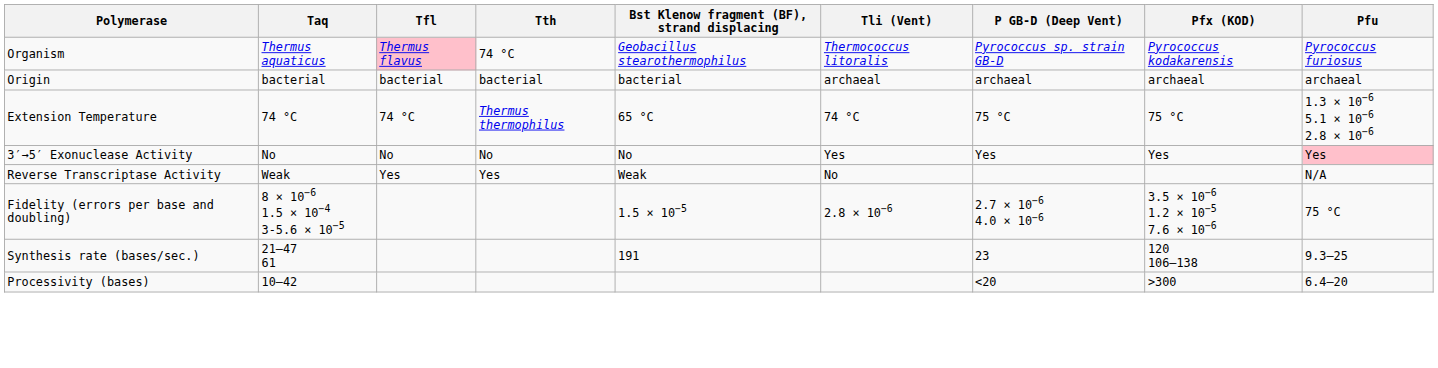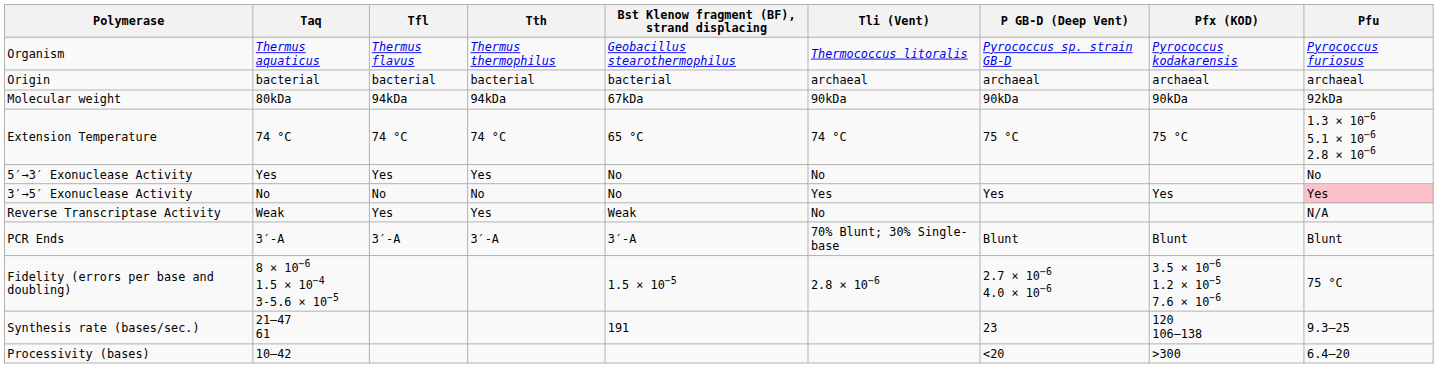(404, 54) pink background -> (397, 54) no background
(497, 54) 74 °C -> (513, 54) Thermus thermophilus
+ row: (64, 99)
(522, 117) Thermus thermophilus -> (488, 137) 74 °C
+ row: (100, 174)
+ row: (36, 239)
